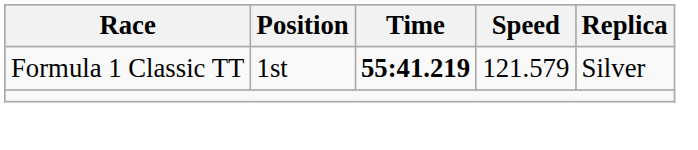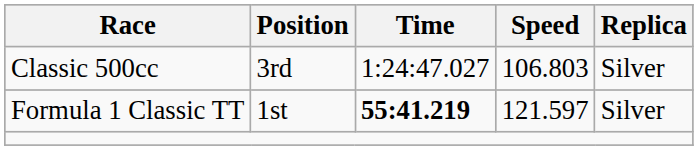+ row: (85, 68)
(526, 68) 121.579 -> (545, 110) 121.597
